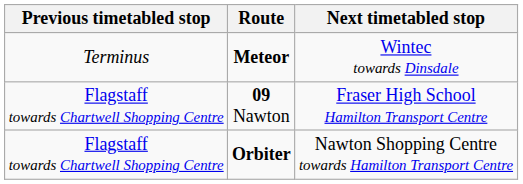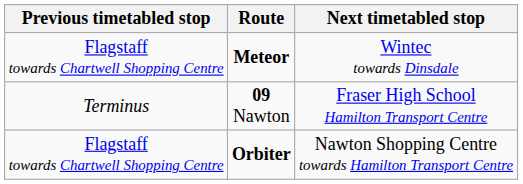(116, 57) Terminus -> (116, 57) Flagstaff towards Chartwell Shopping Centre
(116, 105) Flagstaff towards Chartwell Shopping Centre -> (116, 105) Terminus
